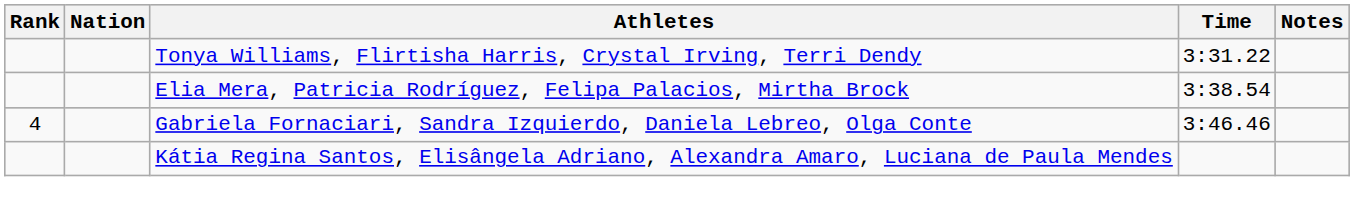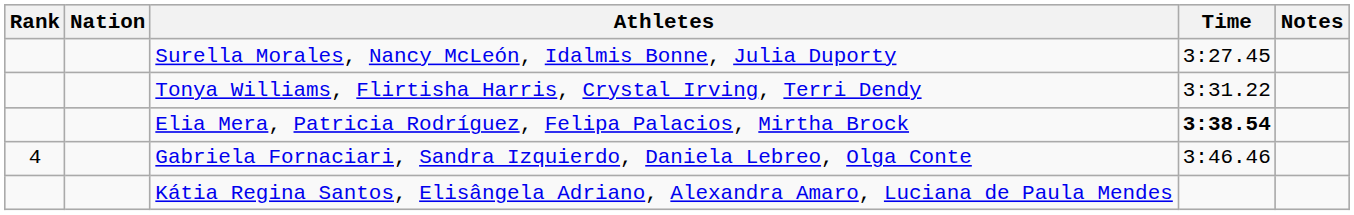+ row: (526, 56)
(1227, 90) normal -> (1227, 124) bold
